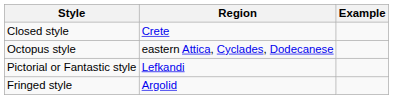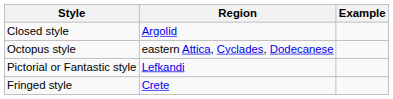(156, 31) Crete -> (159, 31) Argolid
(159, 85) Argolid -> (156, 85) Crete
